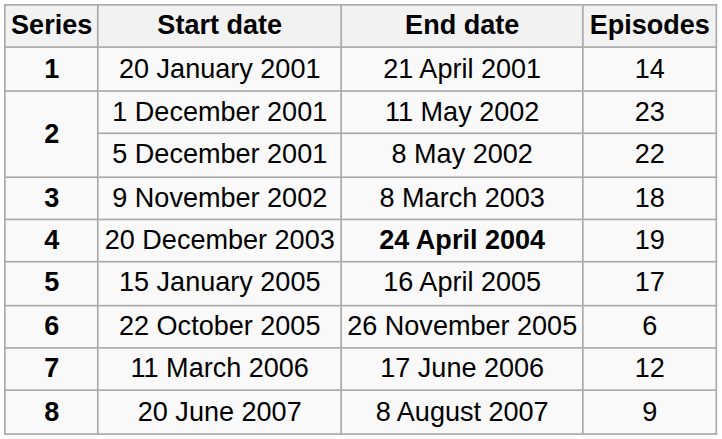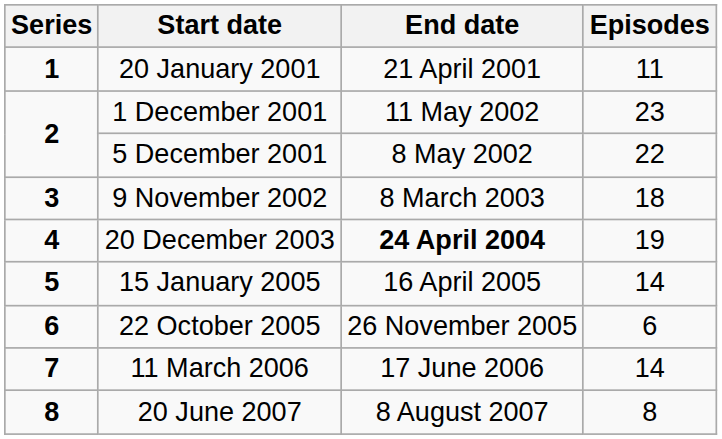(650, 68) 14 -> (650, 68) 11
(650, 283) 17 -> (650, 283) 14
(650, 369) 12 -> (650, 369) 14
(650, 411) 9 -> (650, 411) 8
